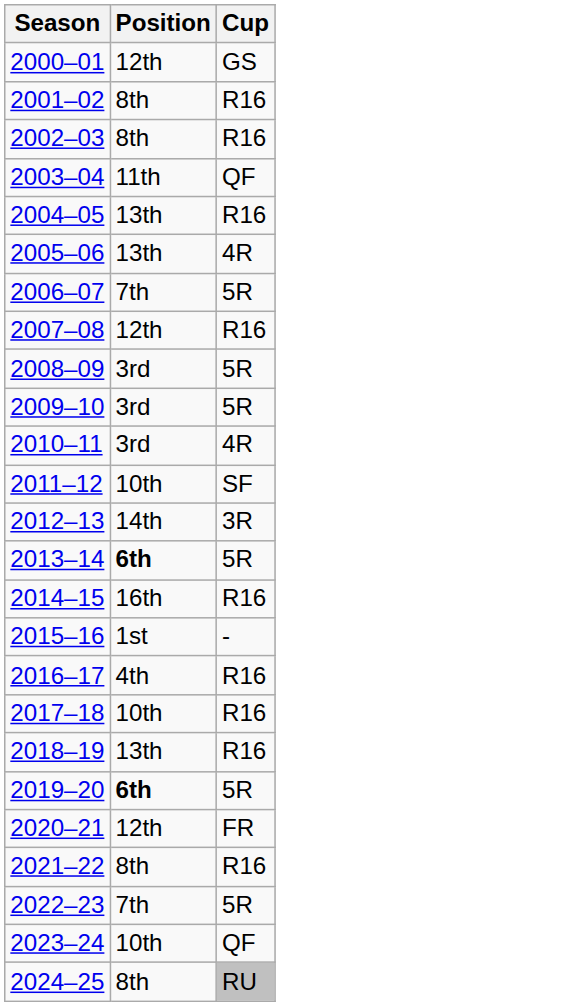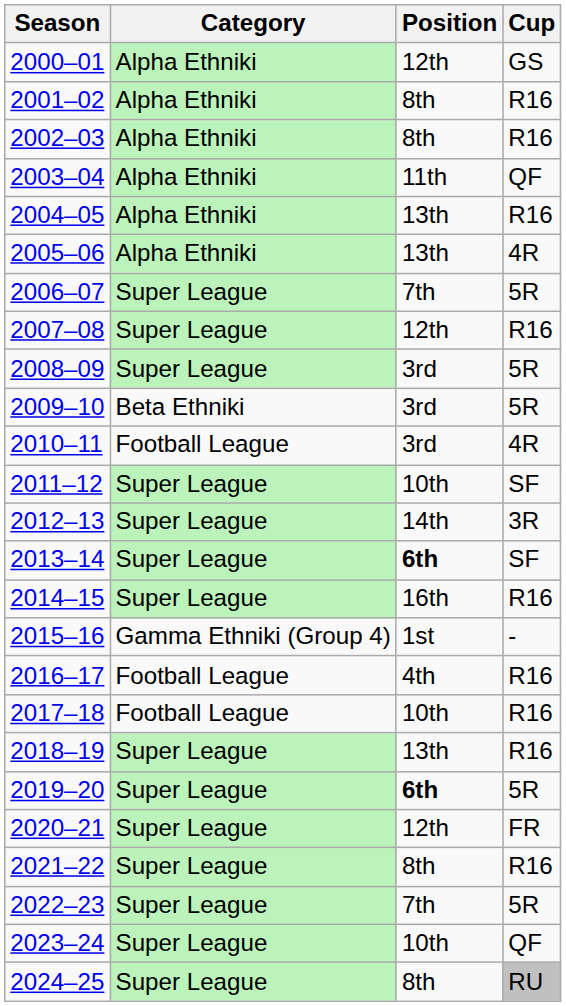+ column: (253, 23)
(237, 560) 5R -> (524, 560) SF
